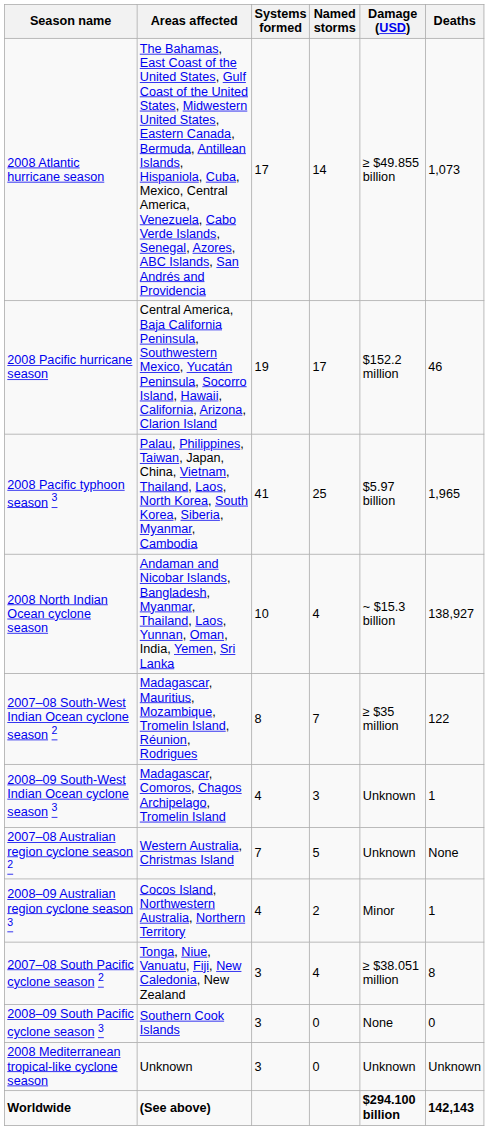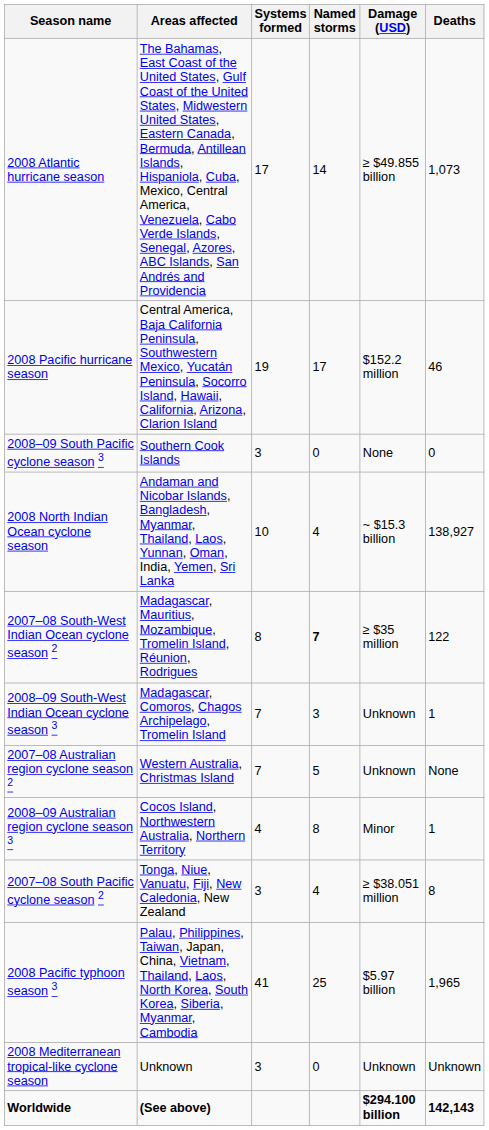rows swapped: (66, 494) <-> (71, 1023)
(316, 719) normal -> (316, 637) bold
(258, 796) 4 -> (258, 714) 7
(316, 910) 2 -> (316, 828) 8
